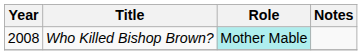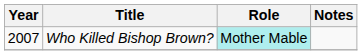(24, 38) 2008 -> (24, 38) 2007
